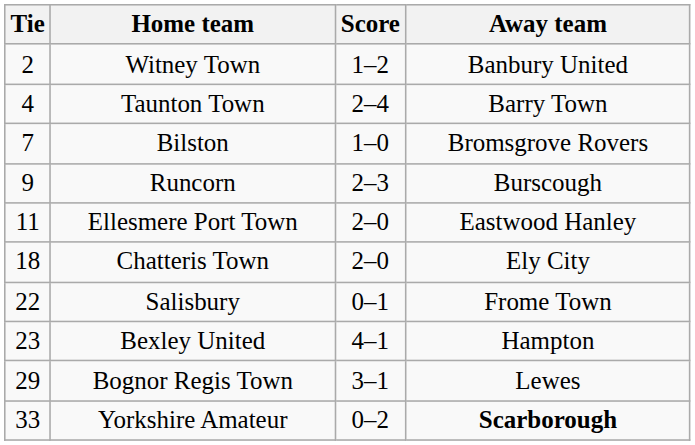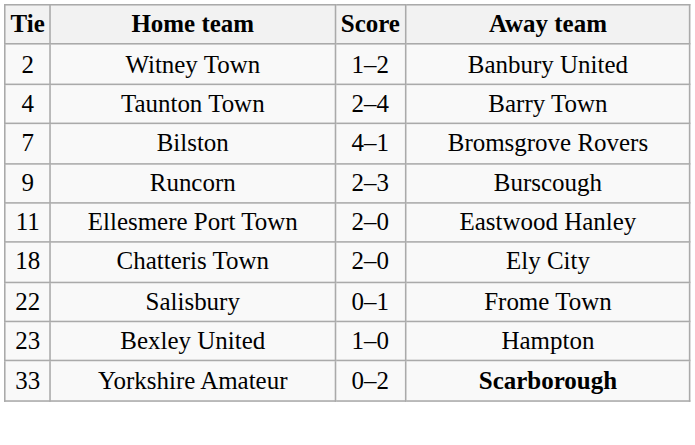(370, 143) 1–0 -> (370, 143) 4–1
(370, 340) 4–1 -> (370, 340) 1–0
- row: (193, 380)
